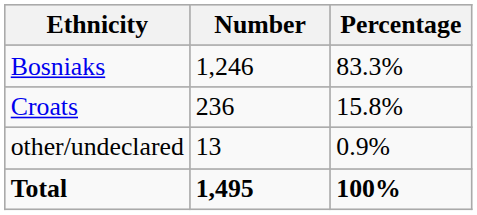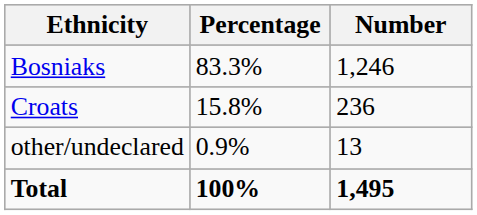columns swapped: (260, 24) <-> (401, 24)
